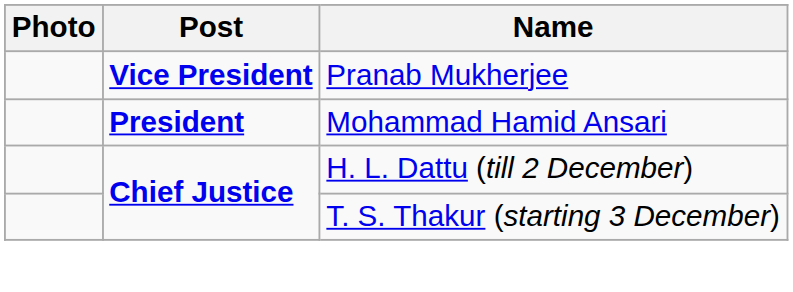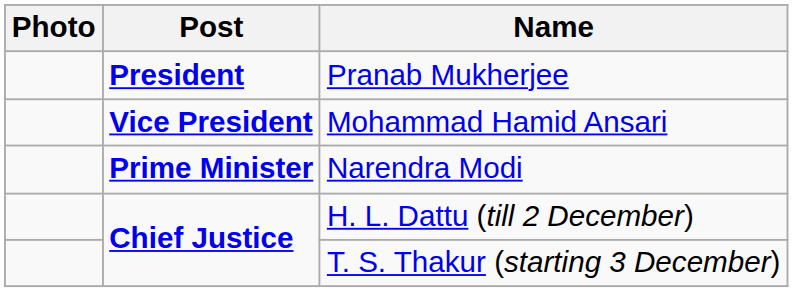(211, 74) Vice President -> (177, 74) President
(177, 121) President -> (211, 121) Vice President
+ row: (425, 168)
